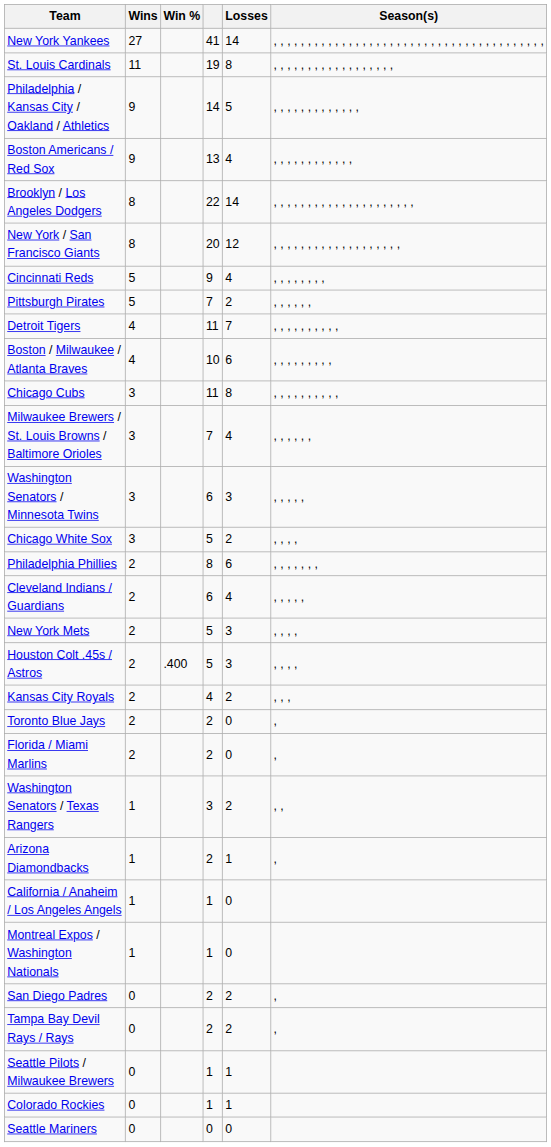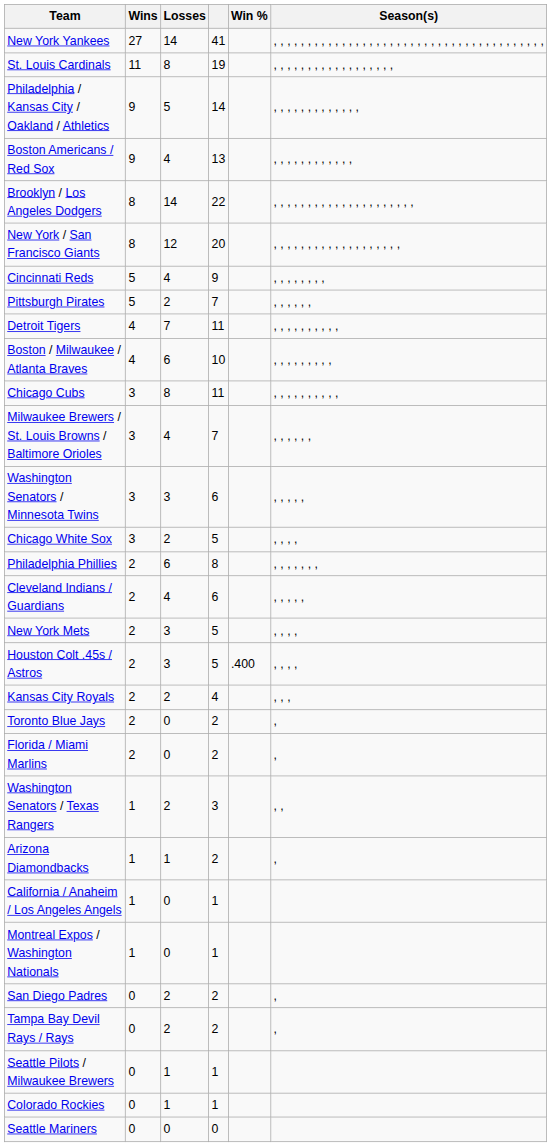columns swapped: (247, 16) <-> (182, 16)
